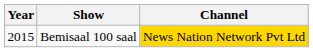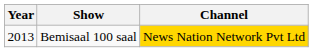(21, 36) 2015 -> (21, 36) 2013
